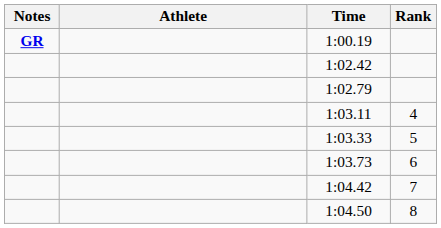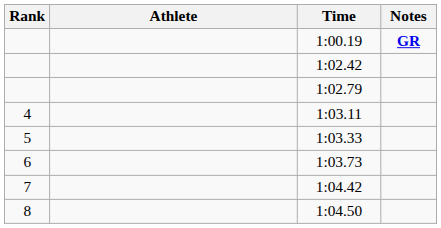columns swapped: (413, 16) <-> (32, 16)
